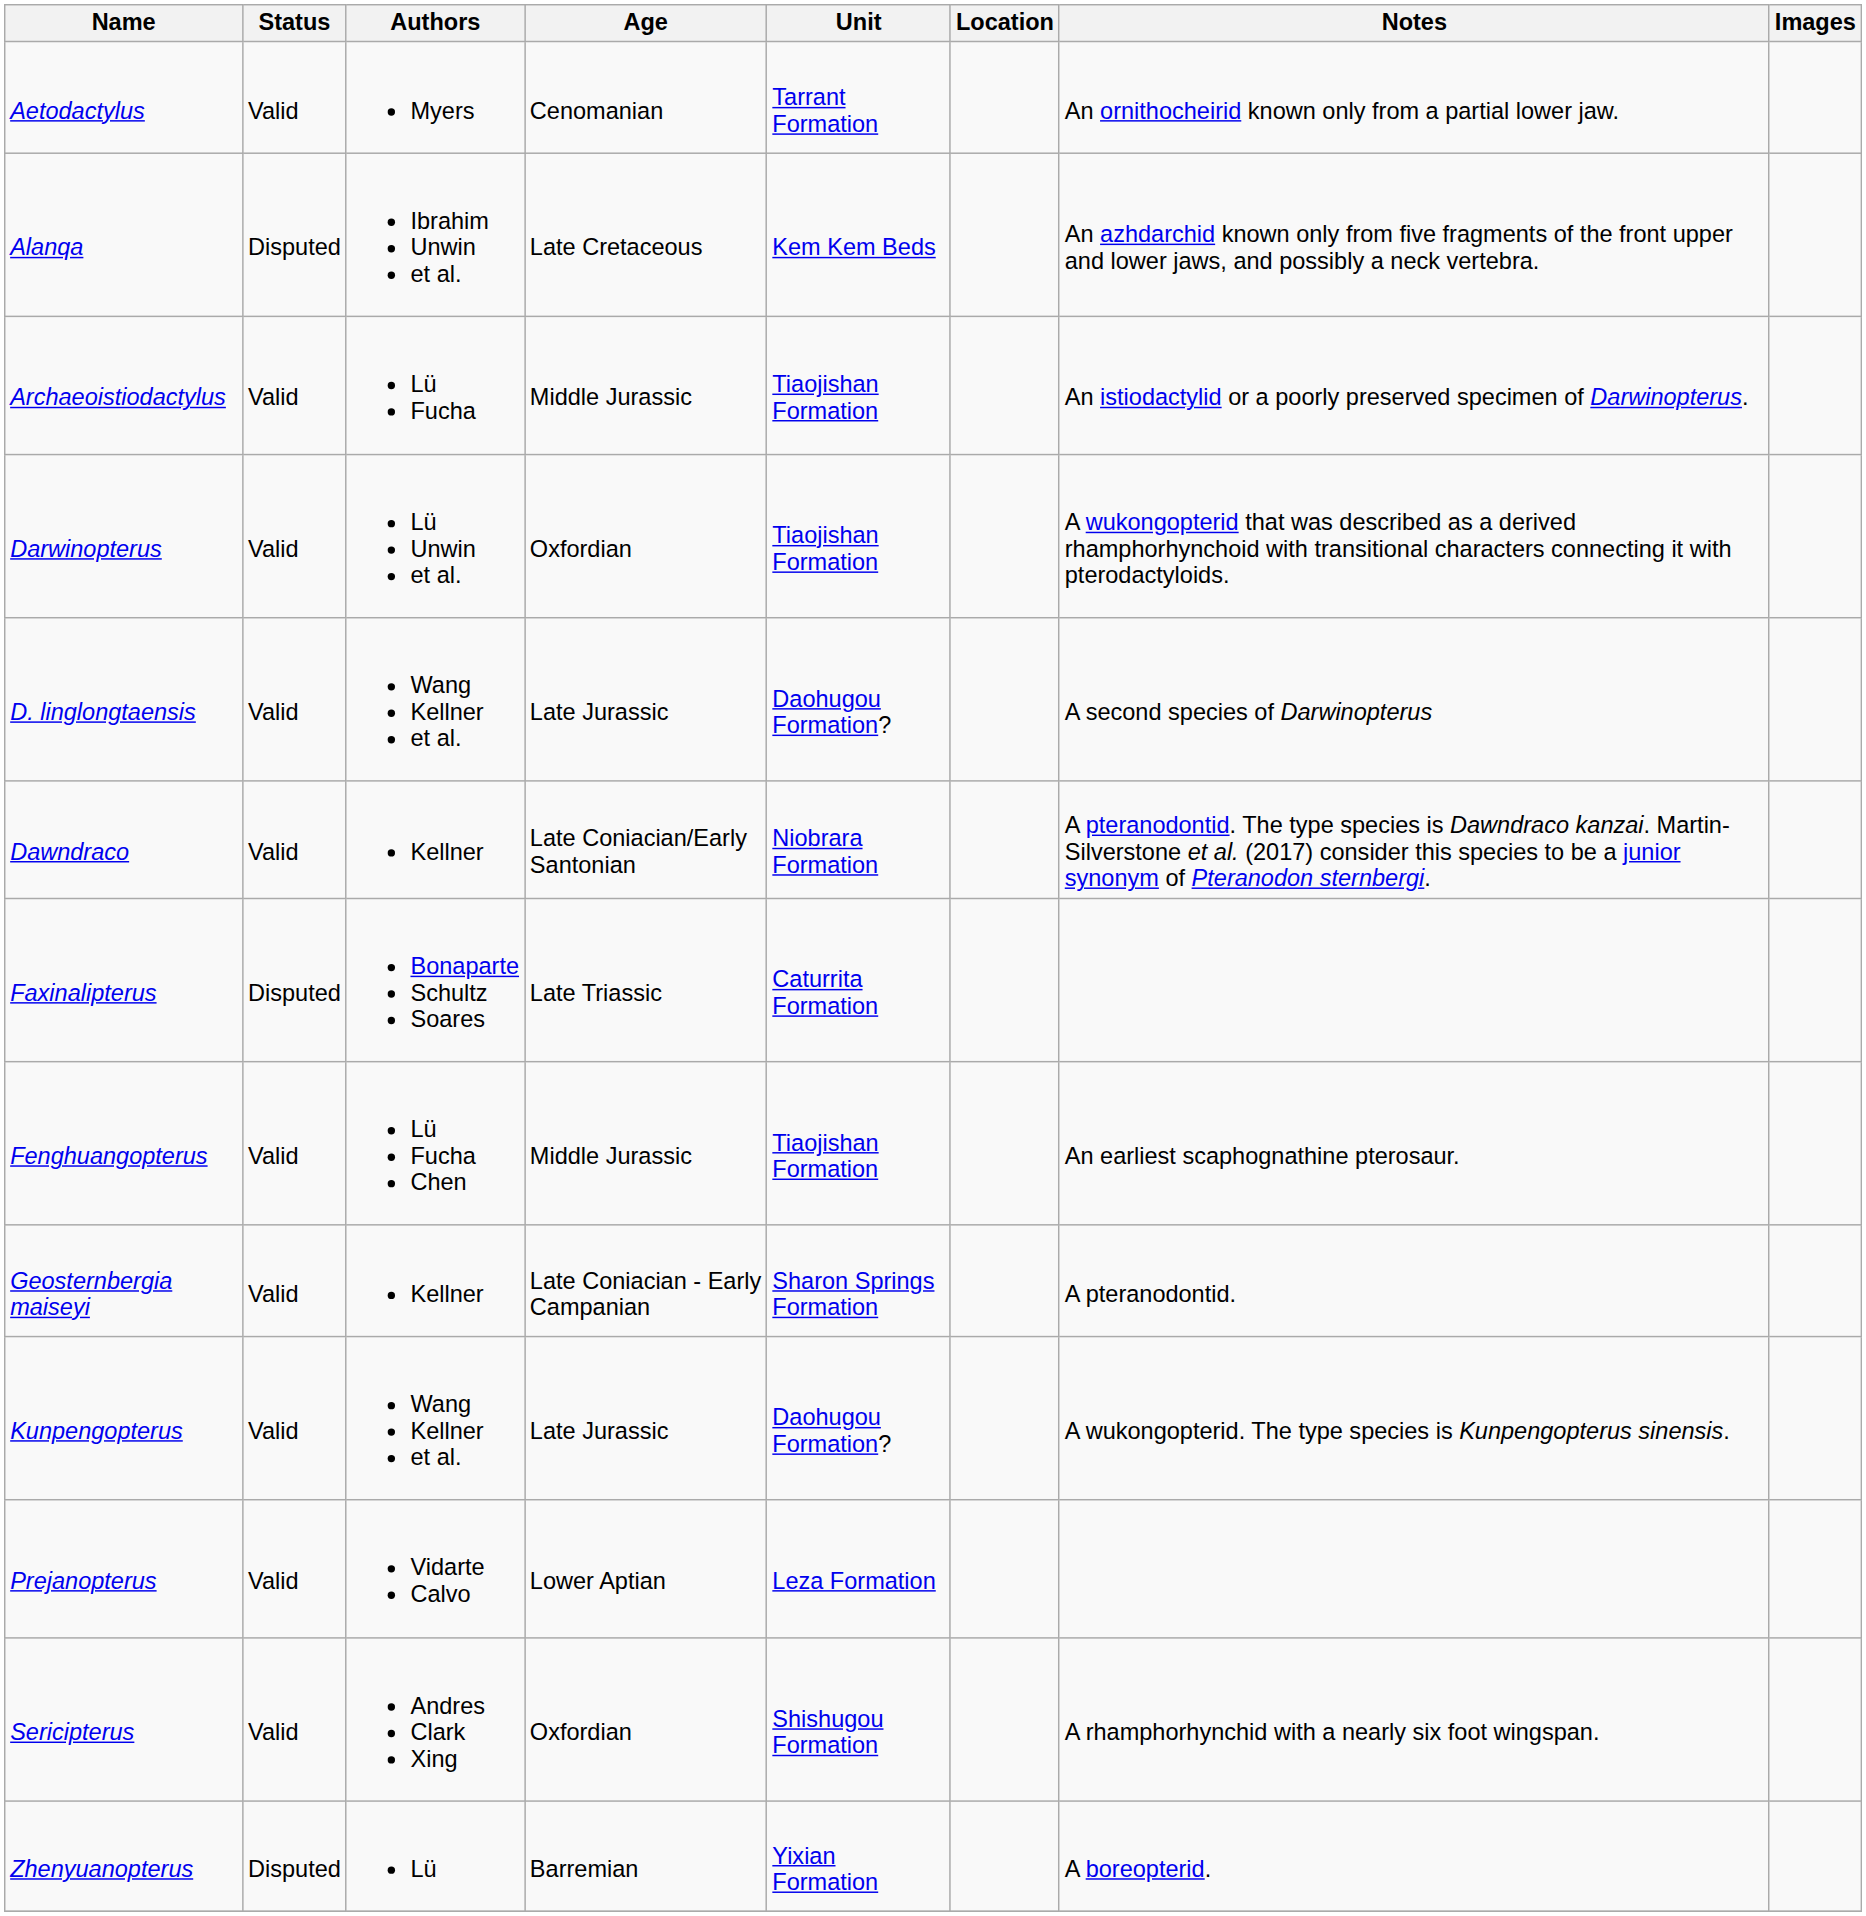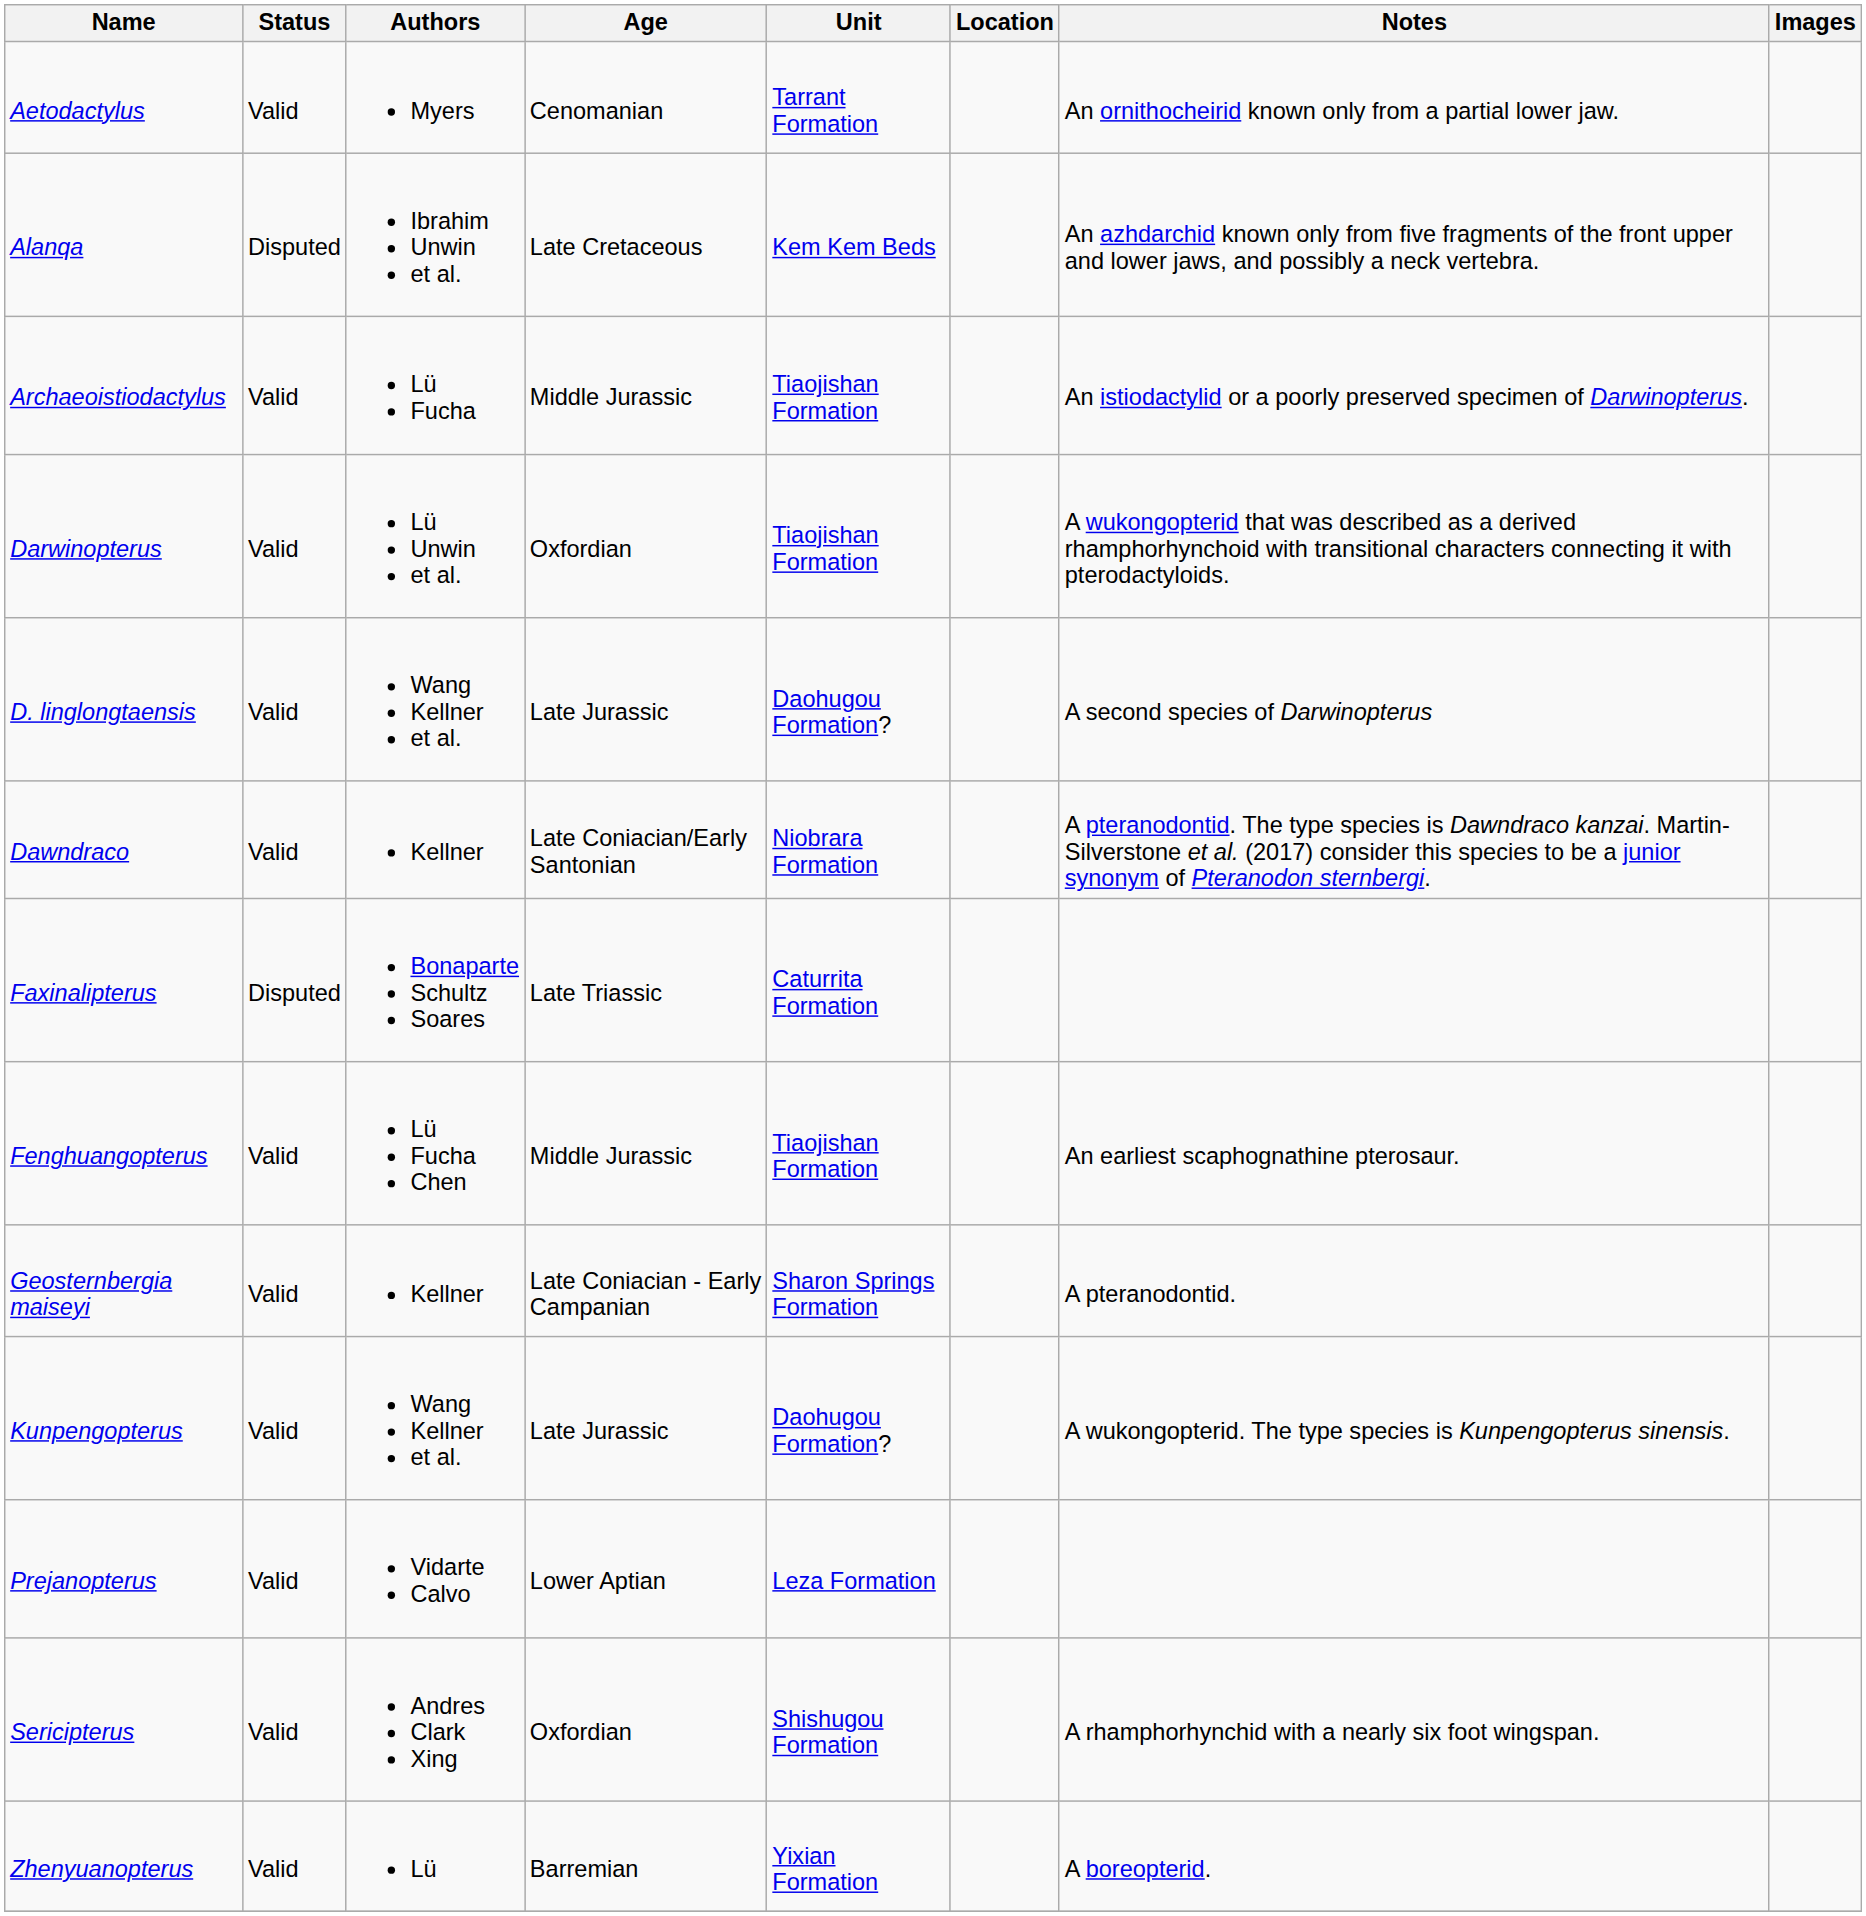(294, 1869) Disputed -> (273, 1869) Valid
